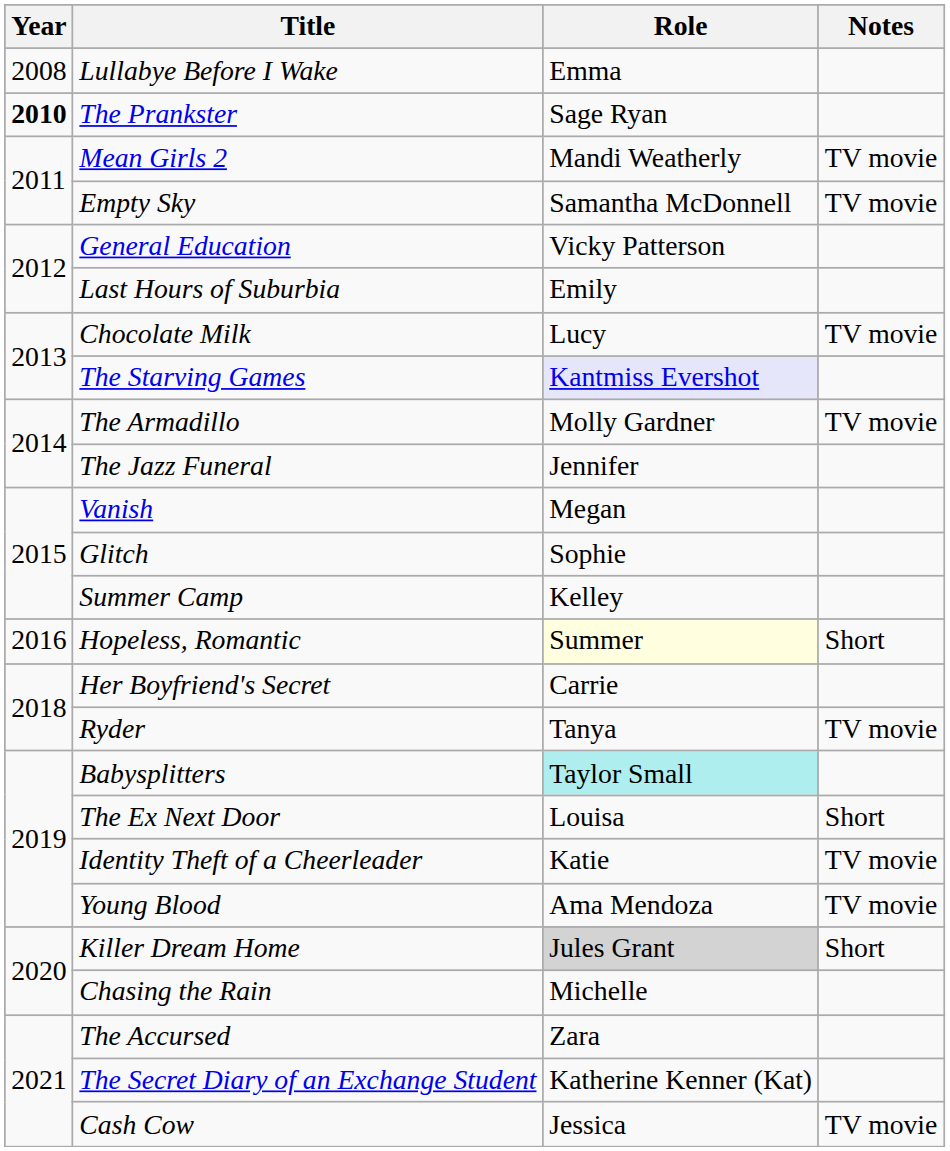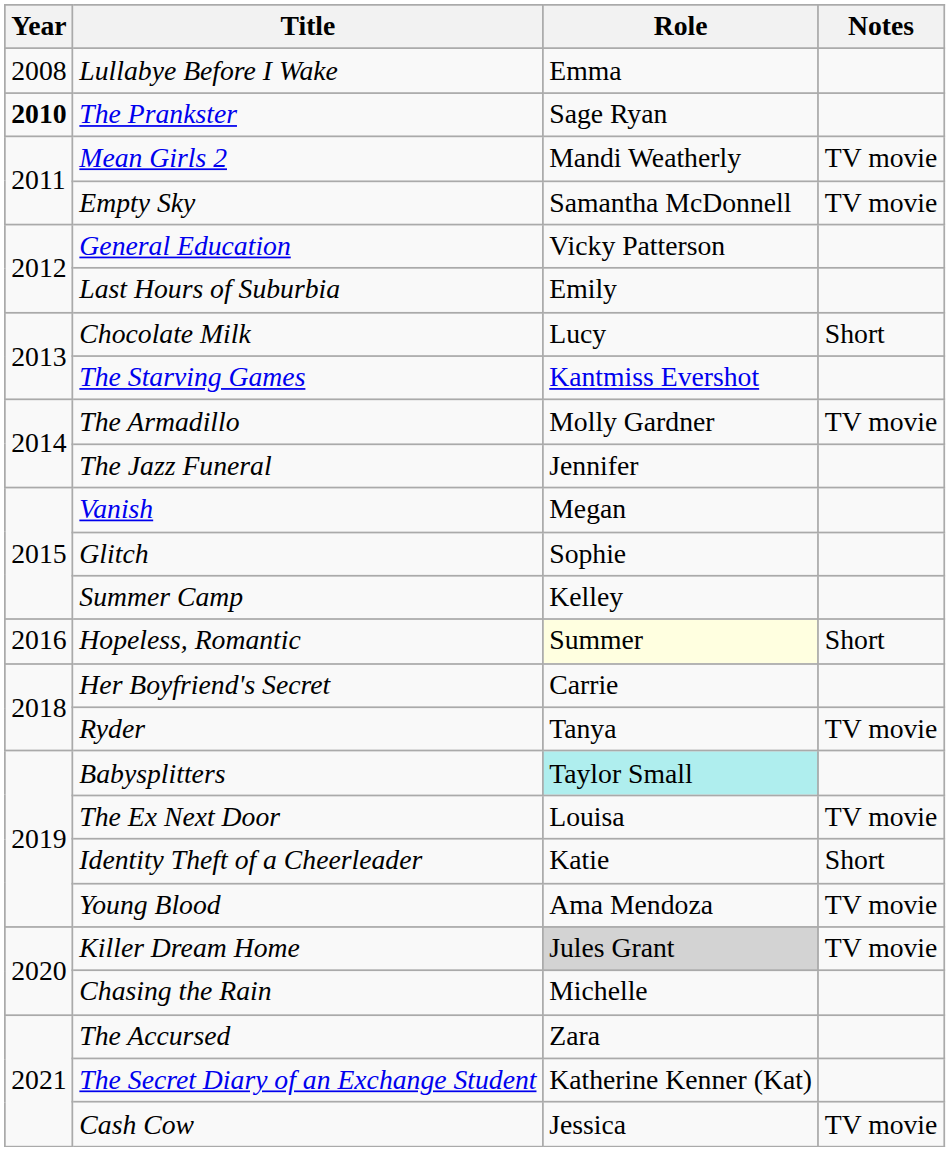(881, 333) TV movie -> (855, 333) Short
(654, 377) lavender background -> (654, 377) no background
(855, 816) Short -> (881, 816) TV movie
(881, 860) TV movie -> (855, 860) Short
(855, 948) Short -> (881, 948) TV movie
